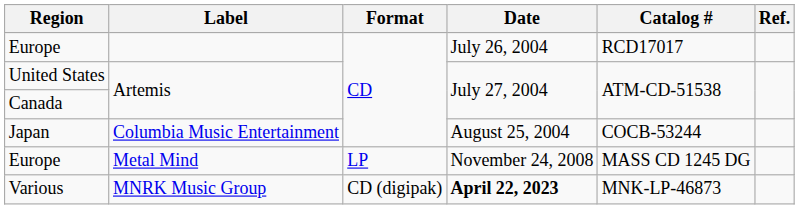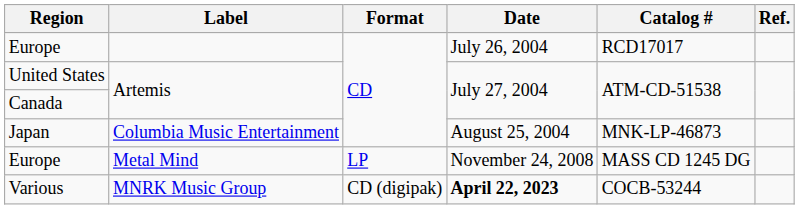(651, 132) COCB-53244 -> (661, 132) MNK-LP-46873
(661, 189) MNK-LP-46873 -> (651, 189) COCB-53244
